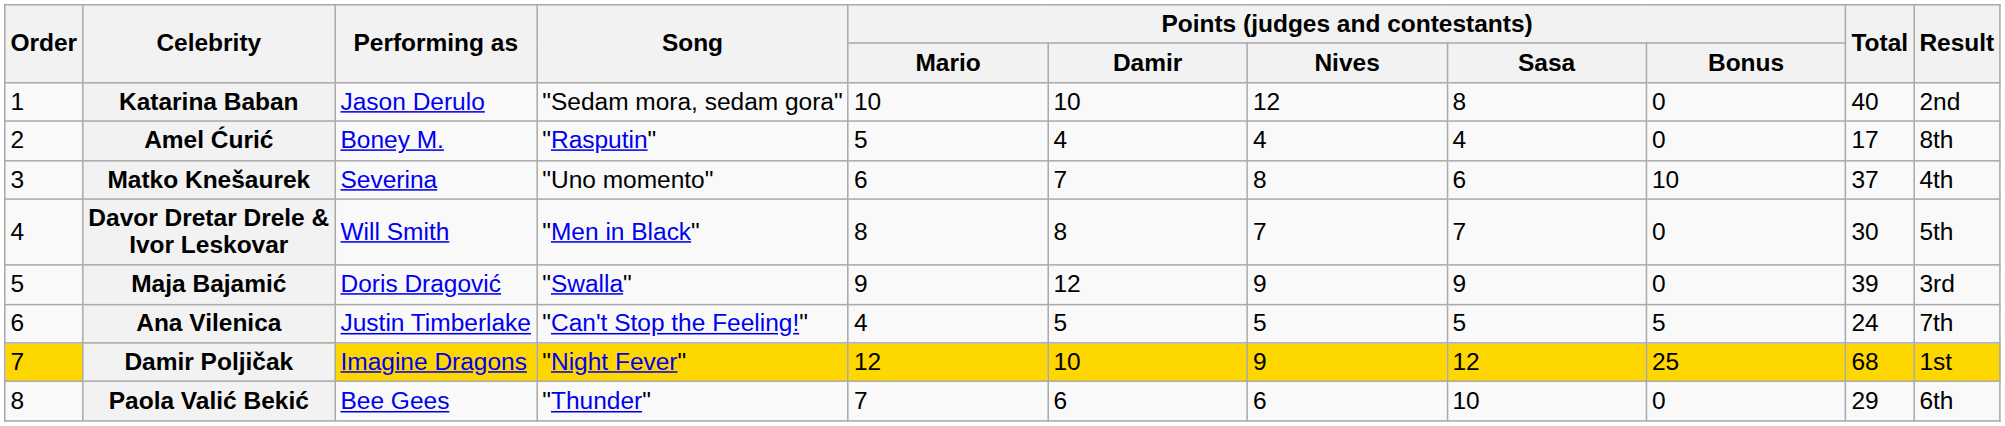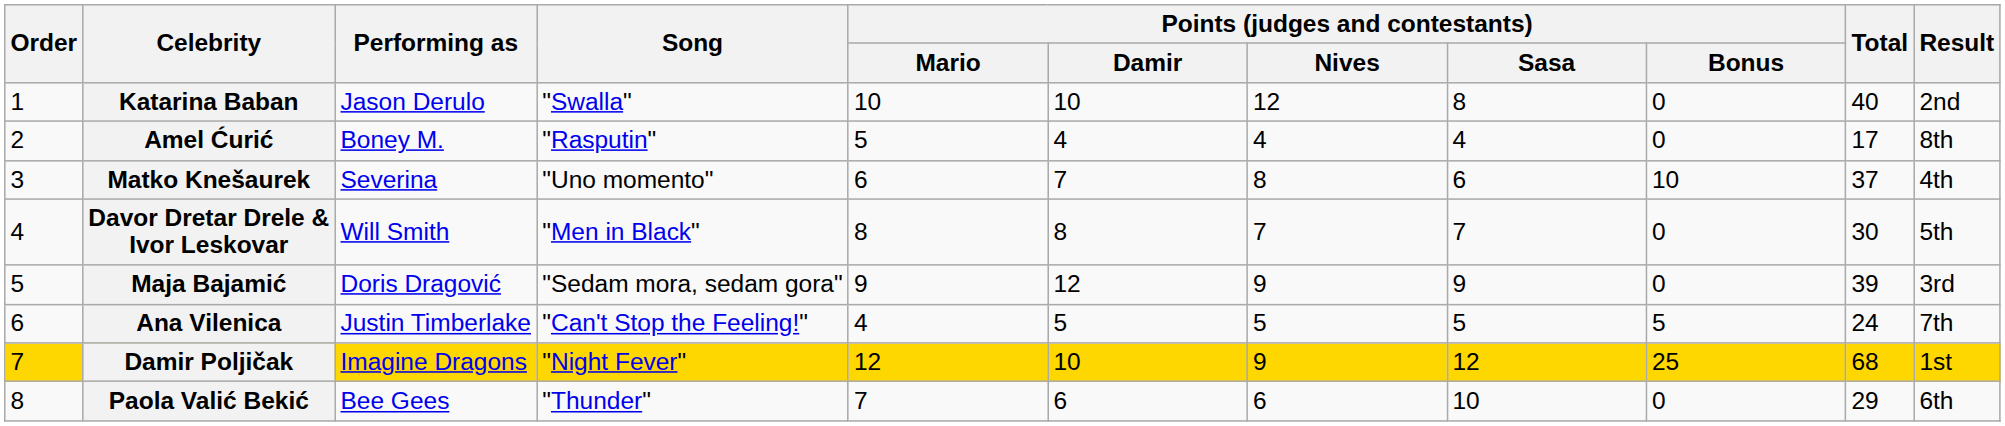(692, 101) "Sedam mora, sedam gora" -> (587, 101) "Swalla"
(587, 284) "Swalla" -> (692, 284) "Sedam mora, sedam gora"
